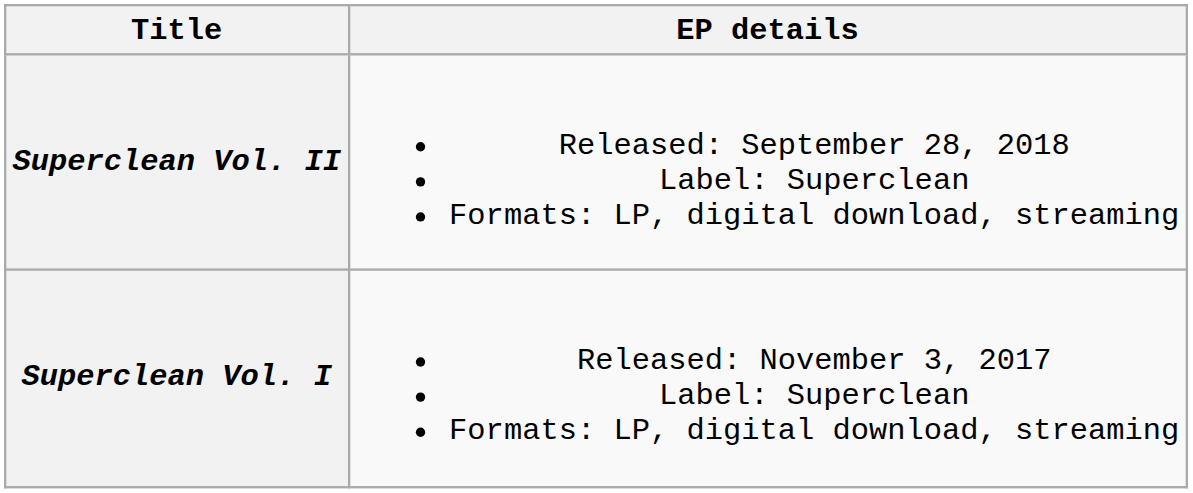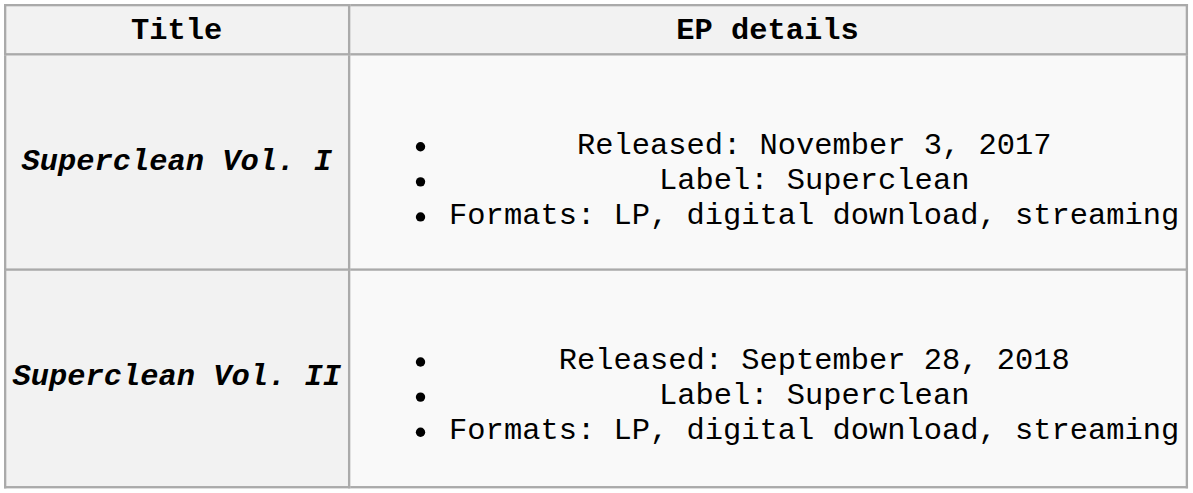rows swapped: (177, 378) <-> (177, 163)
